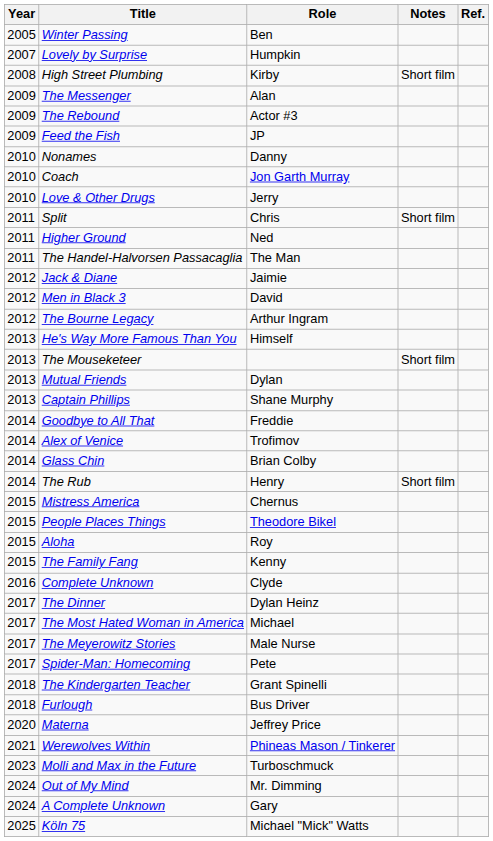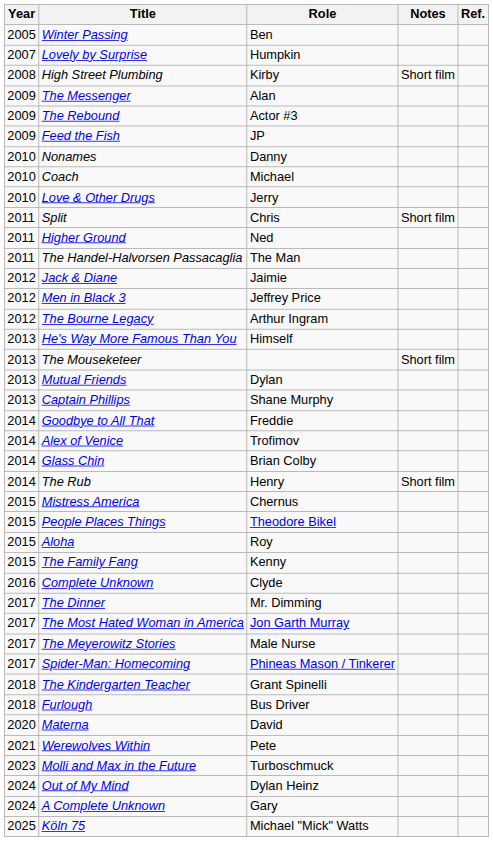(300, 177) Jon Garth Murray -> (272, 177) Michael
(266, 298) David -> (285, 298) Jeffrey Price
(284, 603) Dylan Heinz -> (286, 603) Mr. Dimming
(272, 623) Michael -> (300, 623) Jon Garth Murray
(263, 664) Pete -> (322, 664) Phineas Mason / Tinkerer
(285, 725) Jeffrey Price -> (266, 725) David
(322, 745) Phineas Mason / Tinkerer -> (263, 745) Pete
(286, 786) Mr. Dimming -> (284, 786) Dylan Heinz
